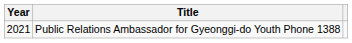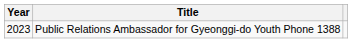(19, 29) 2021 -> (19, 29) 2023
